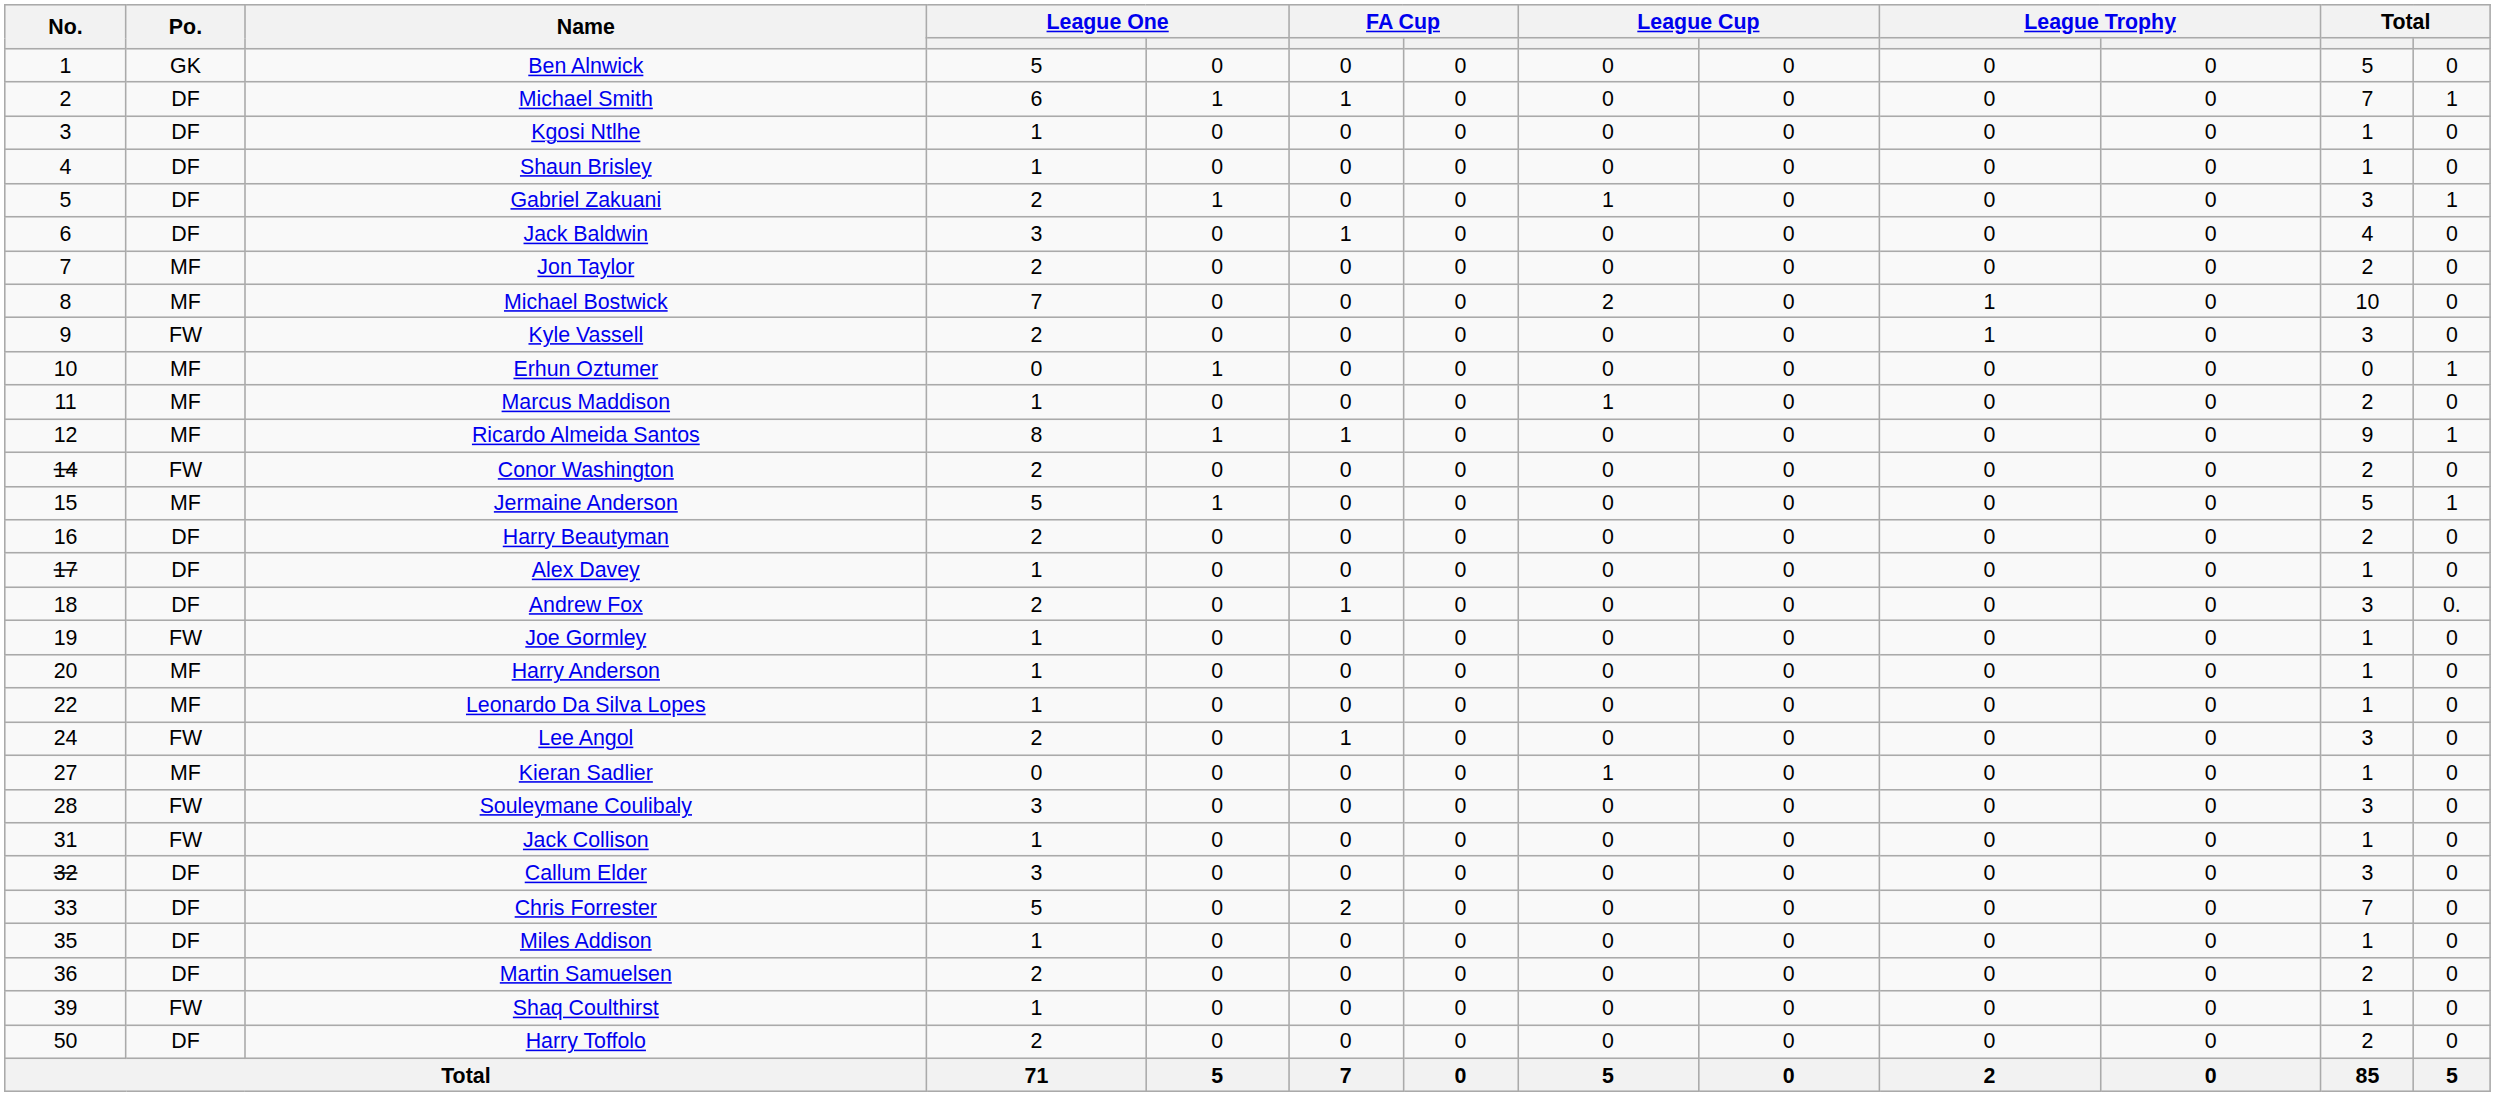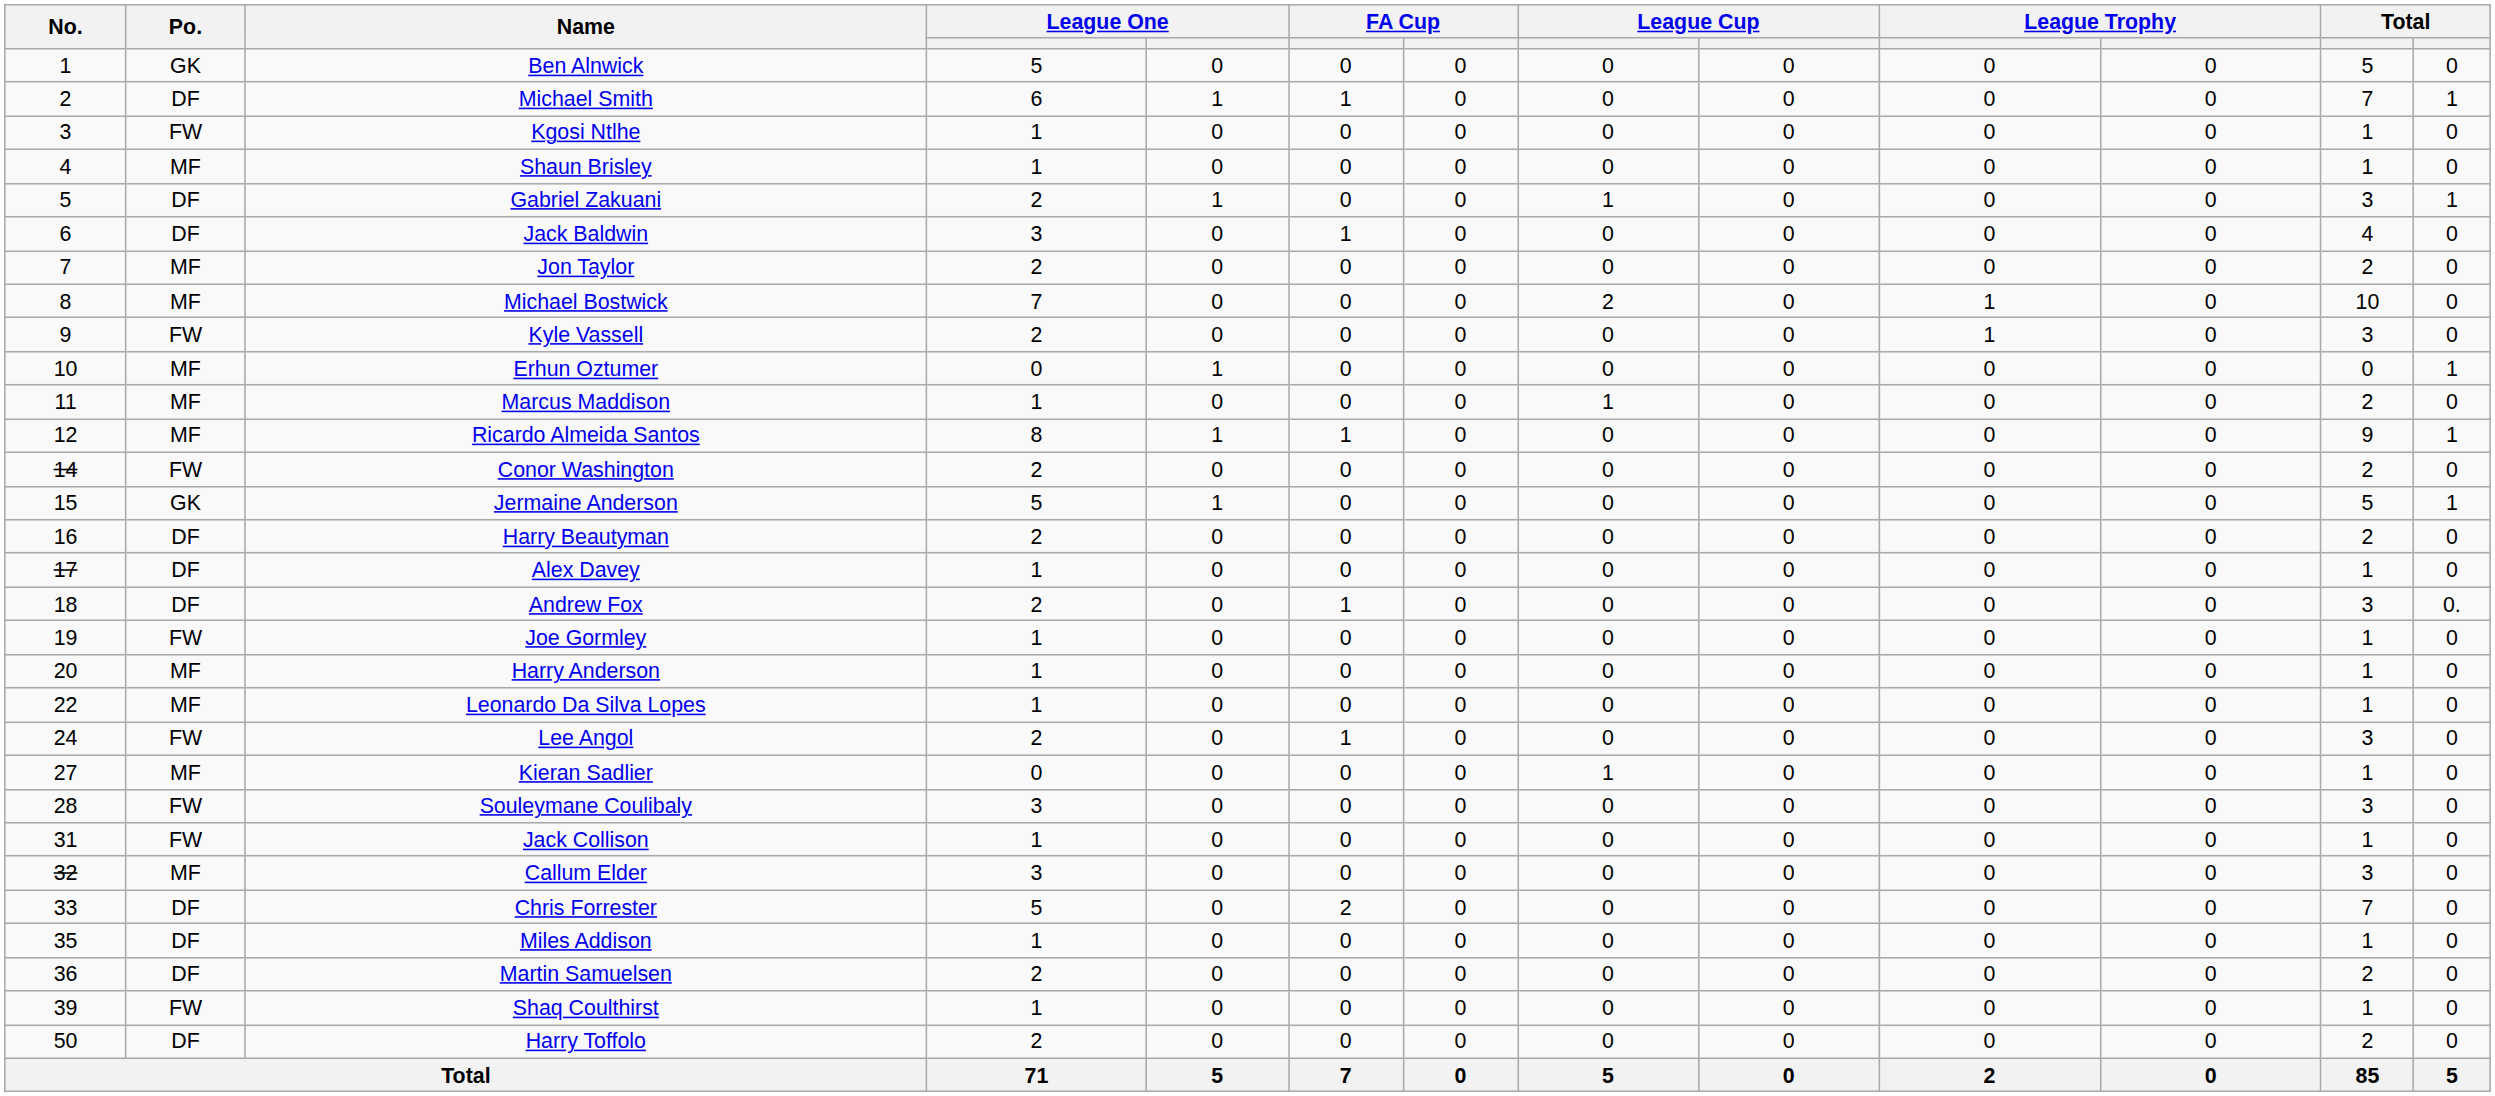(185, 132) DF -> (185, 132) FW
(185, 166) DF -> (185, 166) MF
(185, 503) MF -> (185, 503) GK
(185, 873) DF -> (185, 873) MF
